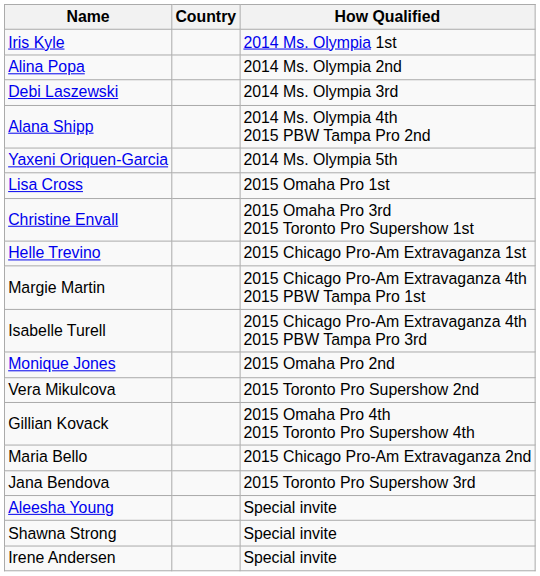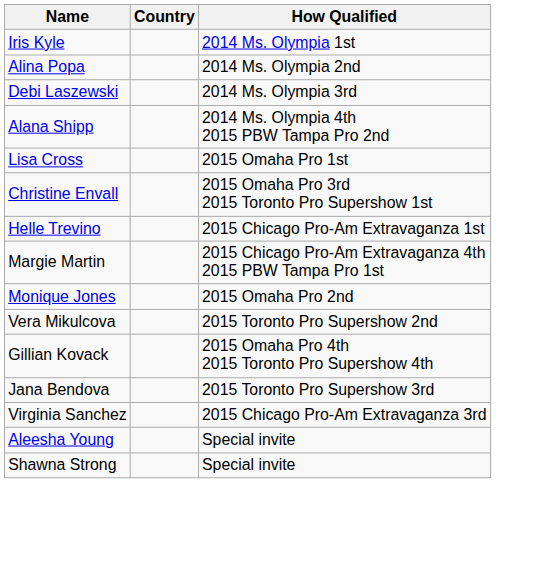- row: (88, 160)
- row: (57, 330)
- row: (48, 457)
+ row: (67, 414)
- row: (62, 558)
